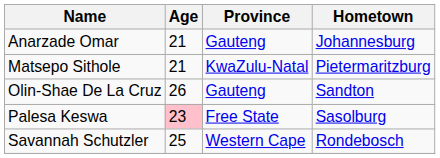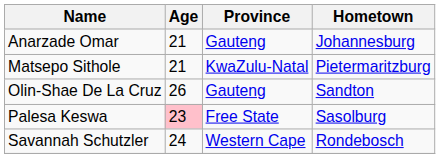(177, 141) 25 -> (177, 141) 24
